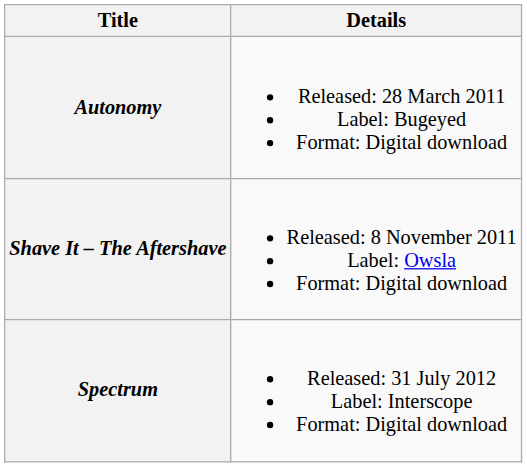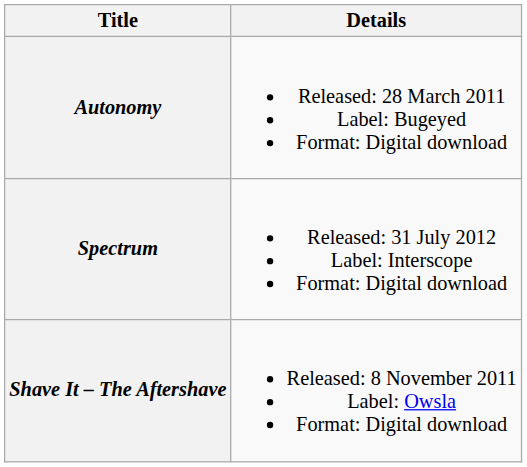rows swapped: (118, 248) <-> (118, 390)
